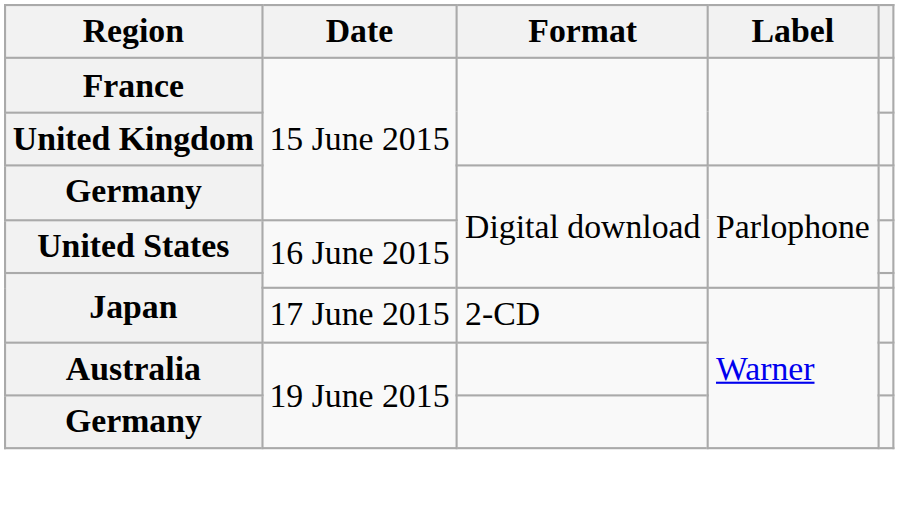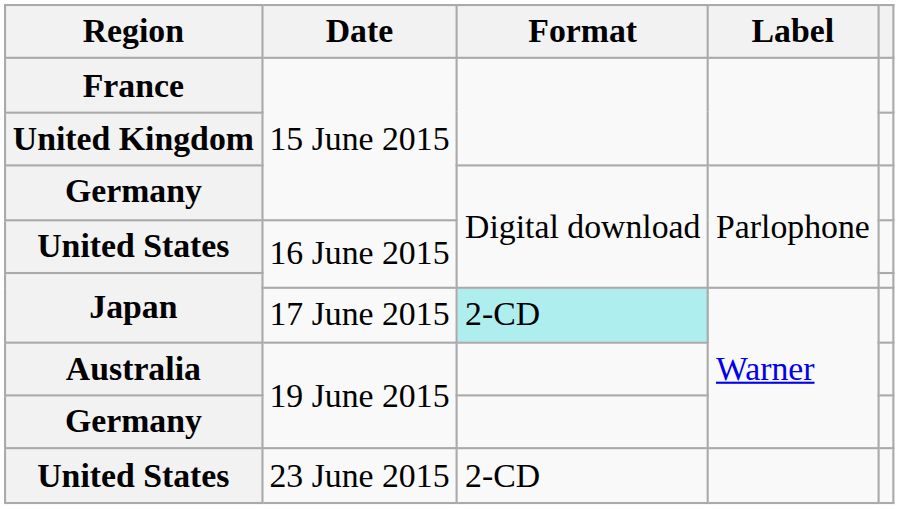(503, 314) no background -> (503, 314) paleturquoise background
+ row: (133, 475)
